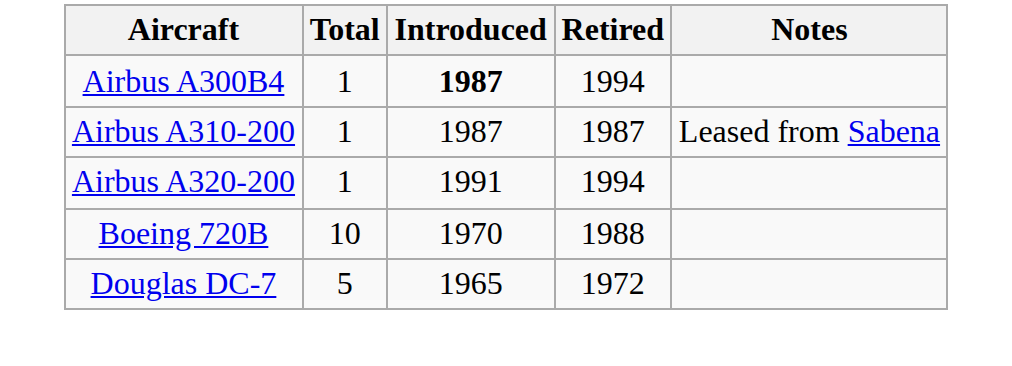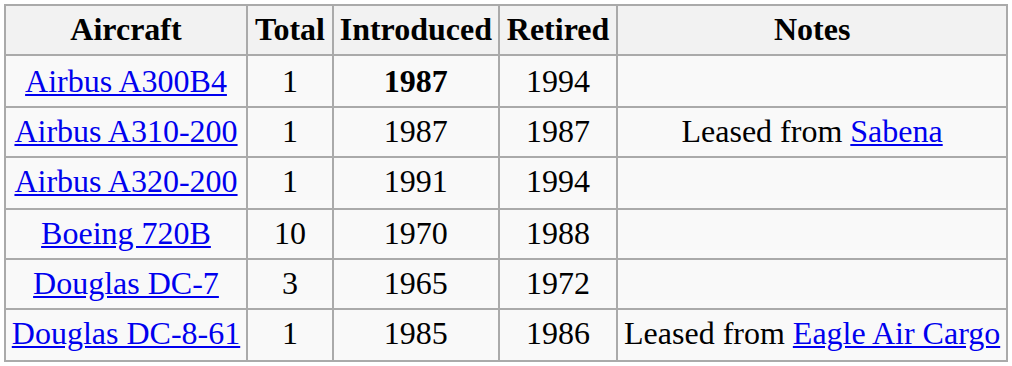(345, 283) 5 -> (290, 283) 3
+ row: (126, 334)
